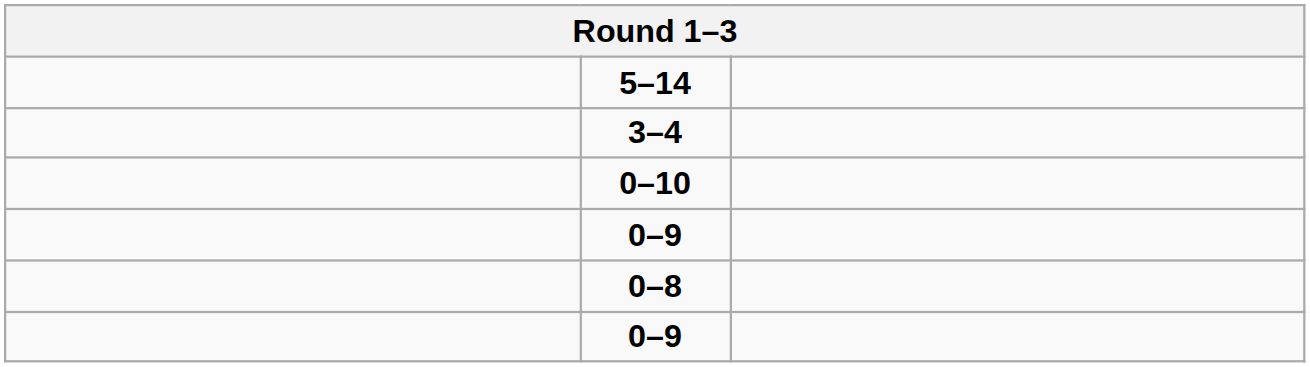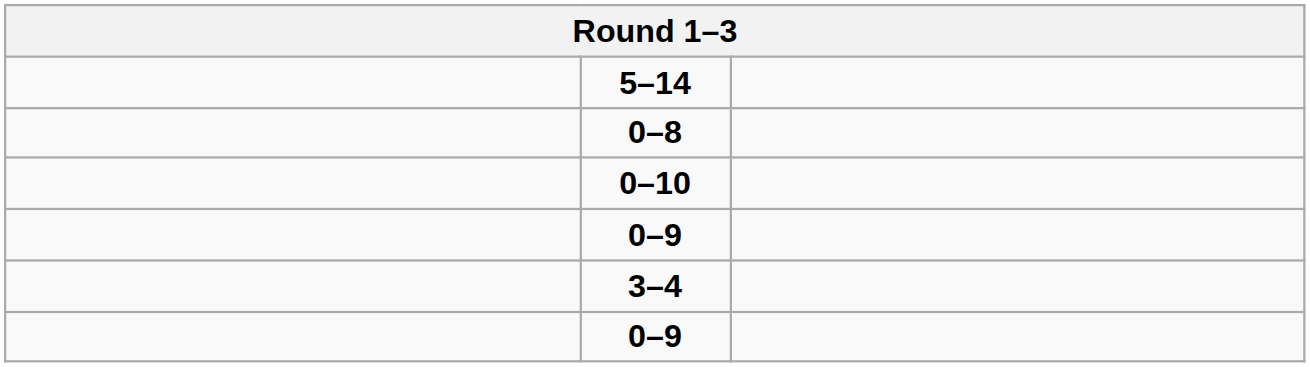rows swapped: (293, 133) <-> (293, 286)
